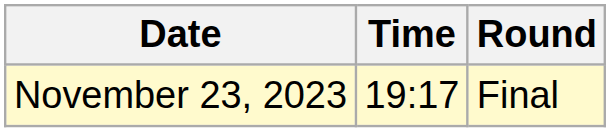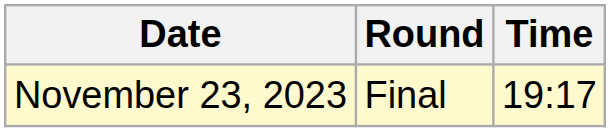columns swapped: (412, 34) <-> (537, 34)
